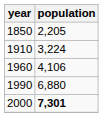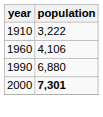- row: (20, 31)
(52, 49) 3,224 -> (52, 31) 3,222
